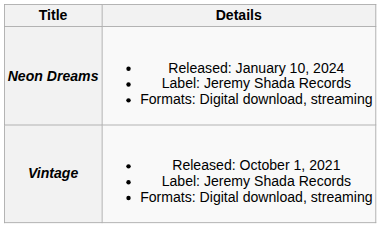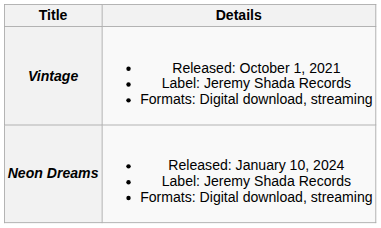rows swapped: (53, 173) <-> (53, 75)
